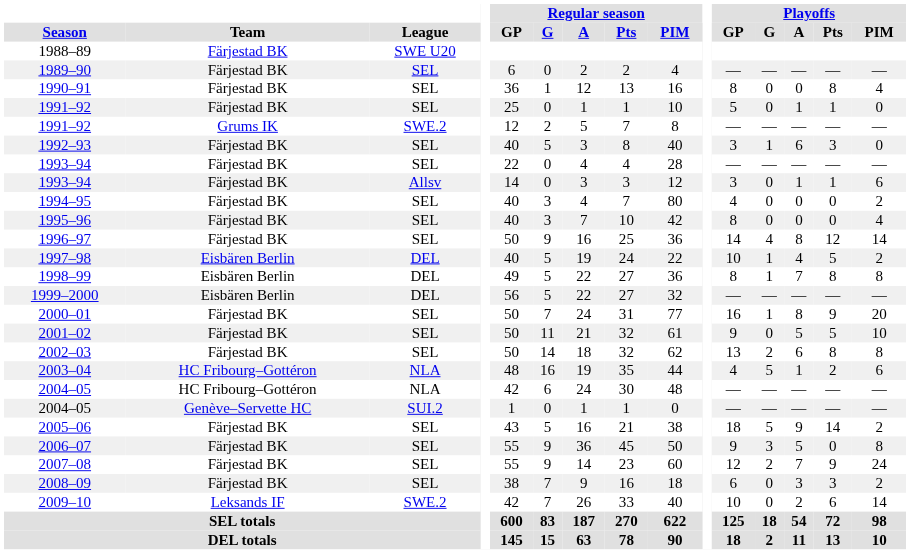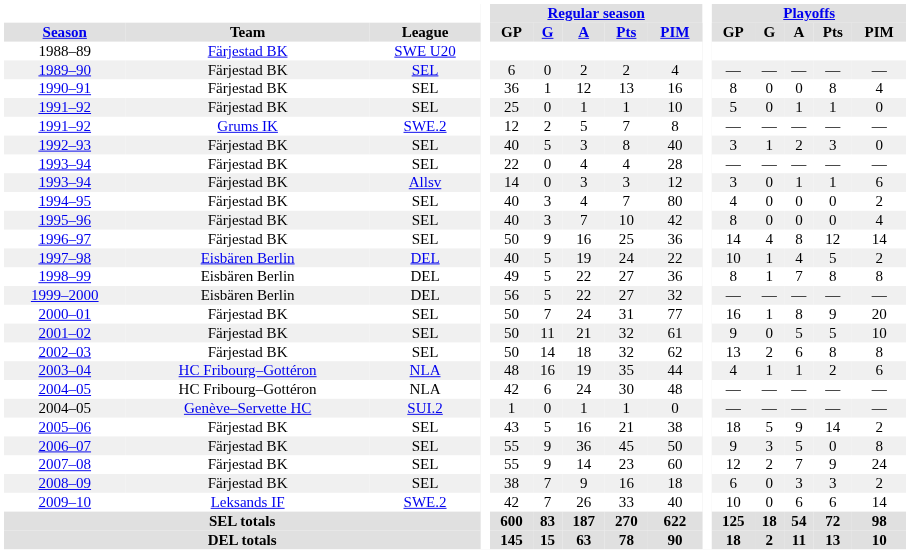(799, 145) 6 -> (799, 145) 2
(769, 370) 5 -> (769, 370) 1
(799, 502) 2 -> (799, 502) 6
